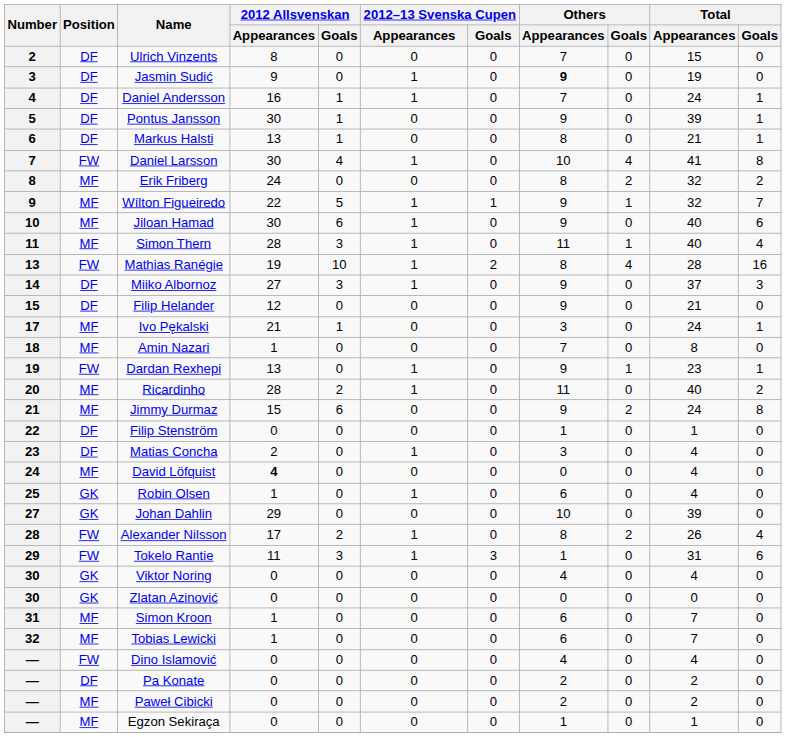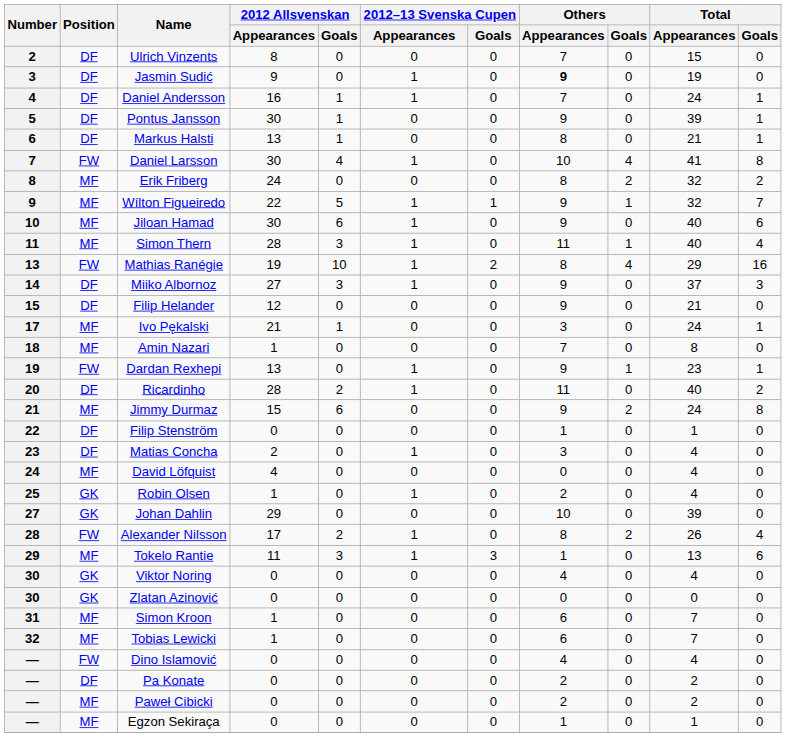(694, 264) 28 -> (694, 264) 29
(89, 389) MF -> (89, 389) DF
(274, 472) bold -> (274, 472) normal
(563, 493) 6 -> (563, 493) 2
(89, 555) FW -> (89, 555) MF
(694, 555) 31 -> (694, 555) 13
